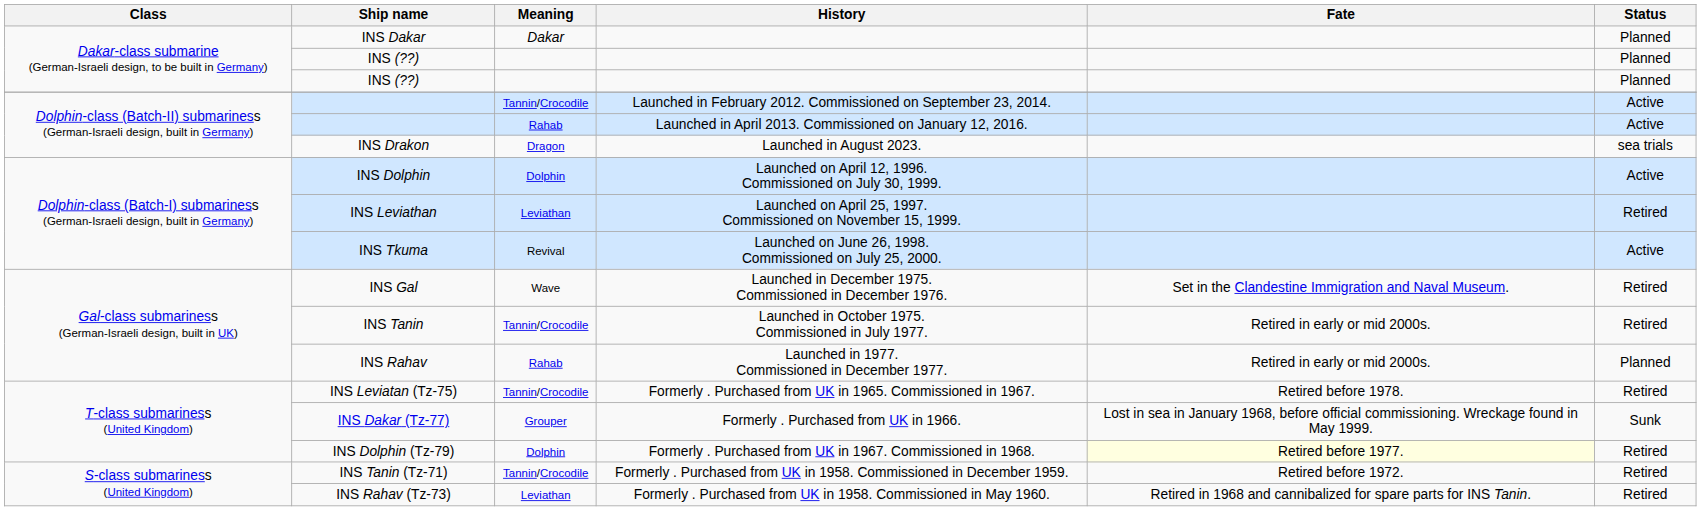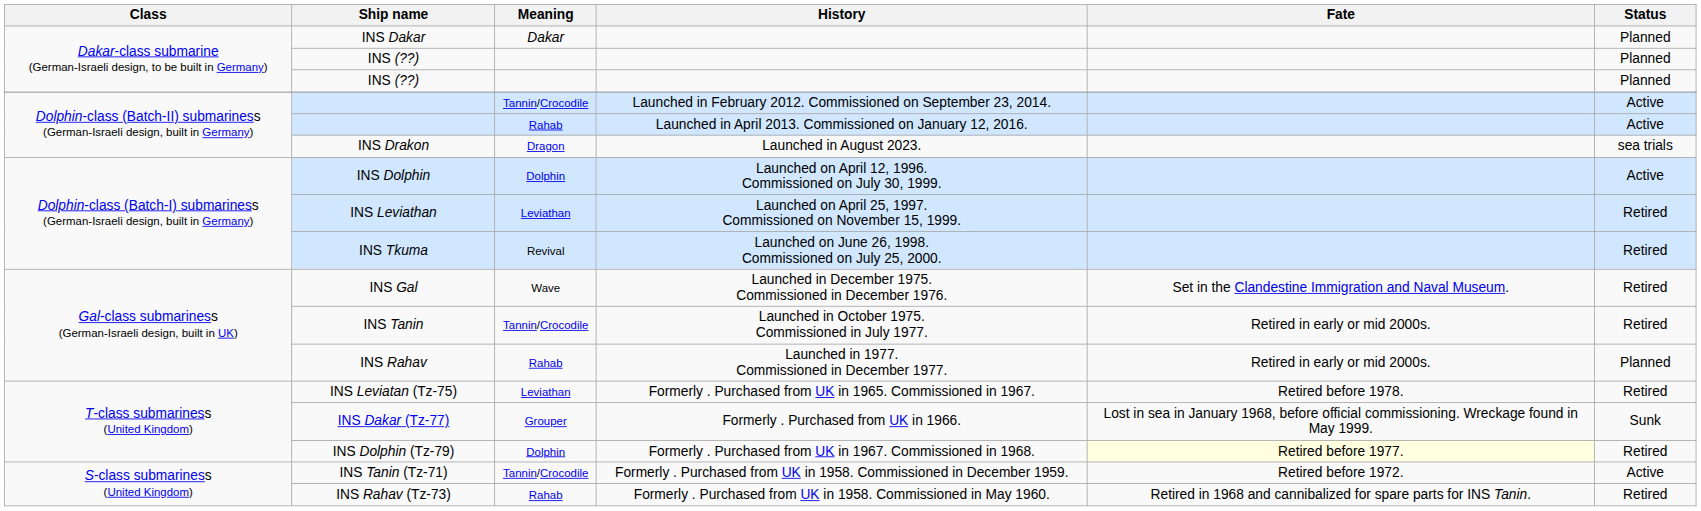(1645, 250) Active -> (1645, 250) Retired
(546, 392) Tannin/Crocodile -> (546, 392) Leviathan
(1645, 472) Retired -> (1645, 472) Active
(546, 495) Leviathan -> (546, 495) Rahab
